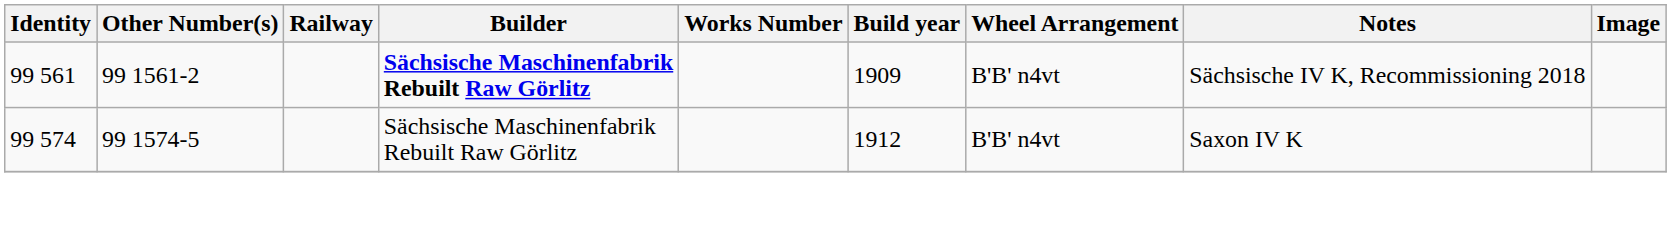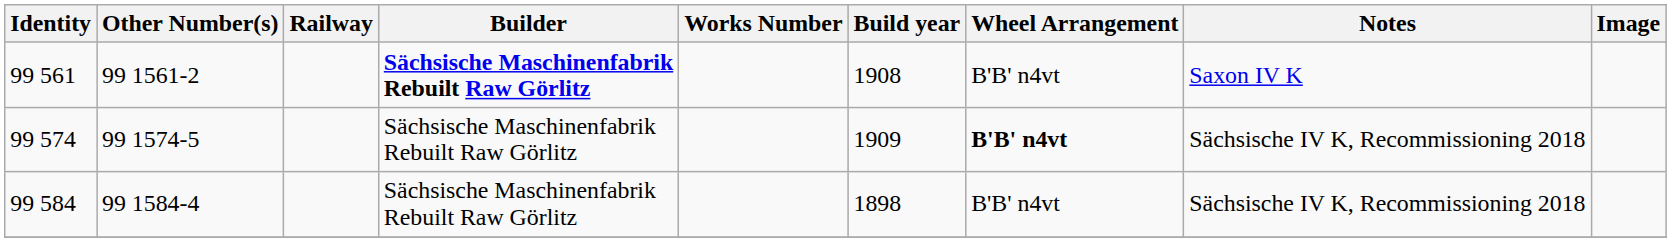(877, 74) 1909 -> (877, 74) 1908
(1387, 74) Sächsische IV K, Recommissioning 2018 -> (1246, 74) Saxon IV K
(877, 139) 1912 -> (877, 139) 1909
(1016, 139) normal -> (1019, 139) bold
(1246, 139) Saxon IV K -> (1387, 139) Sächsische IV K, Recommissioning 2018
+ row: (43, 203)
